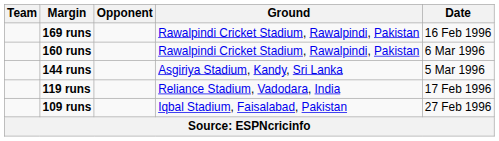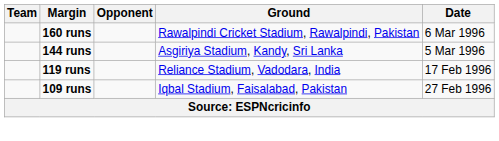- row: (67, 32)
